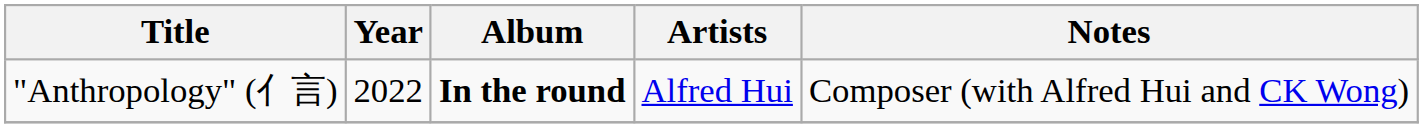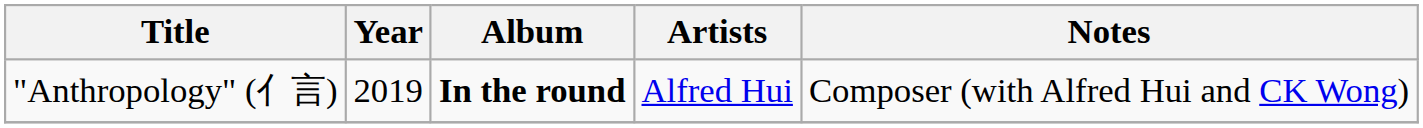(388, 90) 2022 -> (388, 90) 2019
